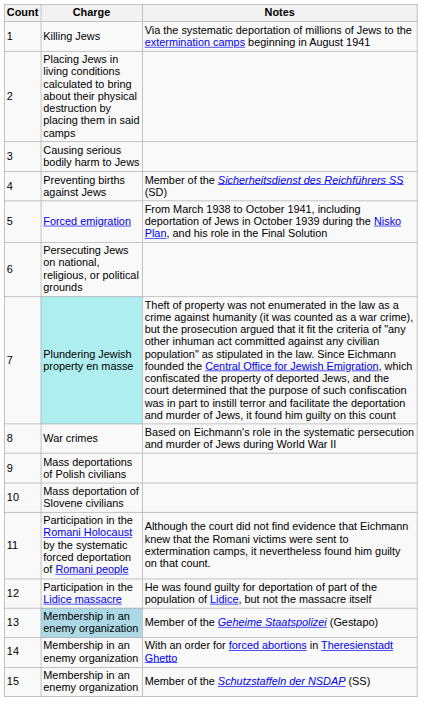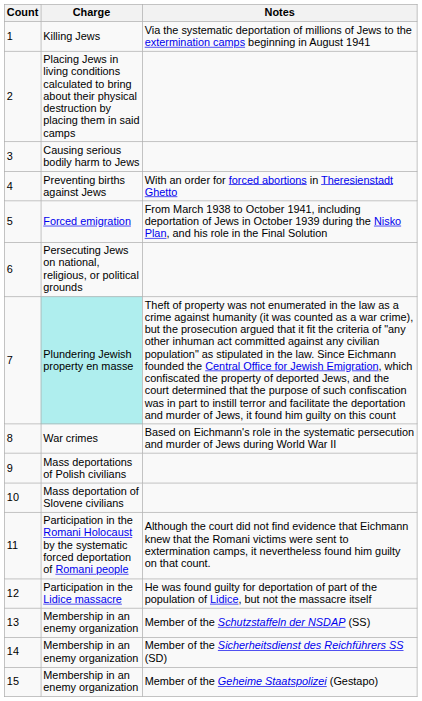(274, 186) Member of the Sicherheitsdienst des Reichführers SS (SD) -> (269, 186) With an order for forced abortions in Theresienstadt Ghetto
(91, 623) lightblue background -> (91, 623) no background
(261, 623) Member of the Geheime Staatspolizei (Gestapo) -> (257, 623) Member of the Schutzstaffeln der NSDAP (SS)
(269, 652) With an order for forced abortions in Theresienstadt Ghetto -> (274, 652) Member of the Sicherheitsdienst des Reichführers SS (SD)
(257, 681) Member of the Schutzstaffeln der NSDAP (SS) -> (261, 681) Member of the Geheime Staatspolizei (Gestapo)
